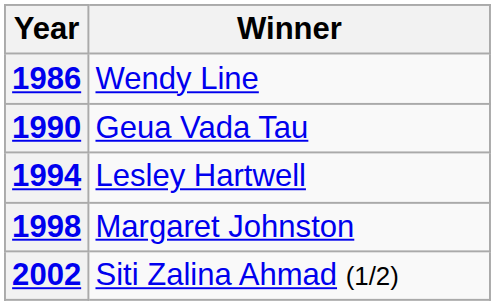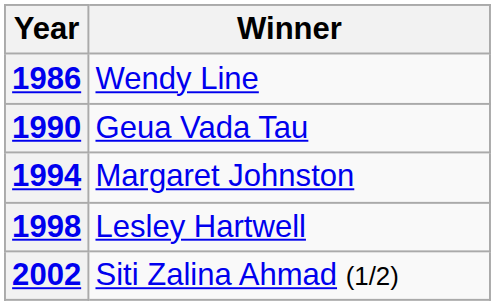(201, 176) Lesley Hartwell -> (225, 176) Margaret Johnston
(225, 226) Margaret Johnston -> (201, 226) Lesley Hartwell
